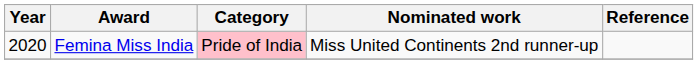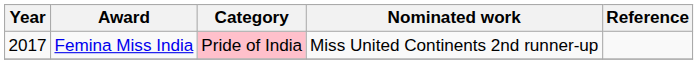(28, 45) 2020 -> (28, 45) 2017
